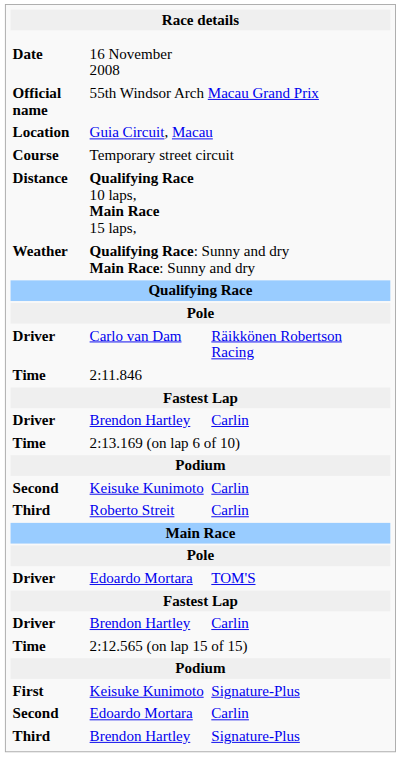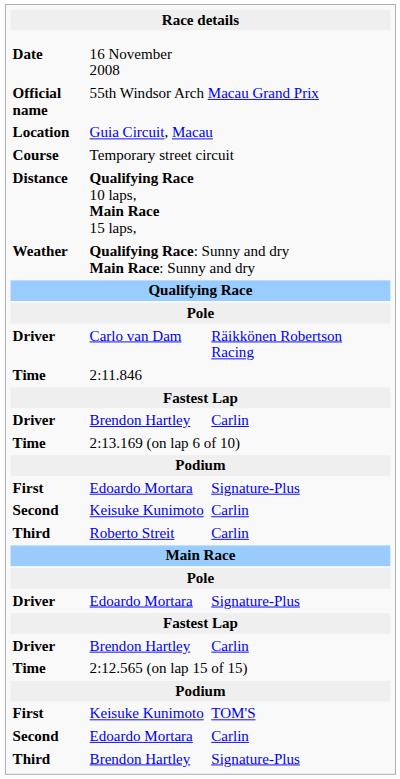+ row: (28, 488)
(233, 578) TOM'S -> (256, 601) Signature-Plus
(256, 691) Signature-Plus -> (233, 713) TOM'S
